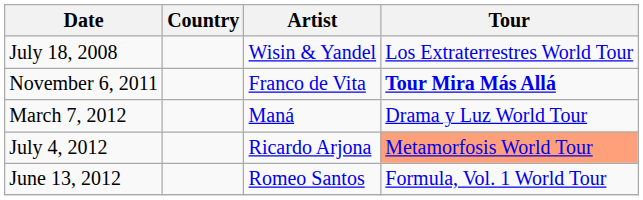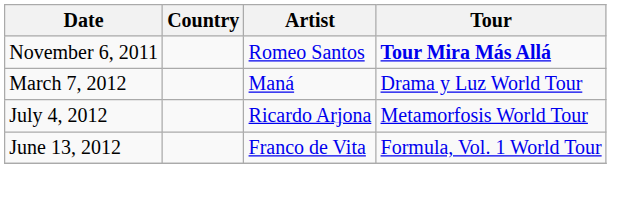- row: (63, 52)
(307, 83) Franco de Vita -> (307, 52) Romeo Santos
(489, 147) lightsalmon background -> (484, 115) no background
(307, 178) Romeo Santos -> (307, 147) Franco de Vita
